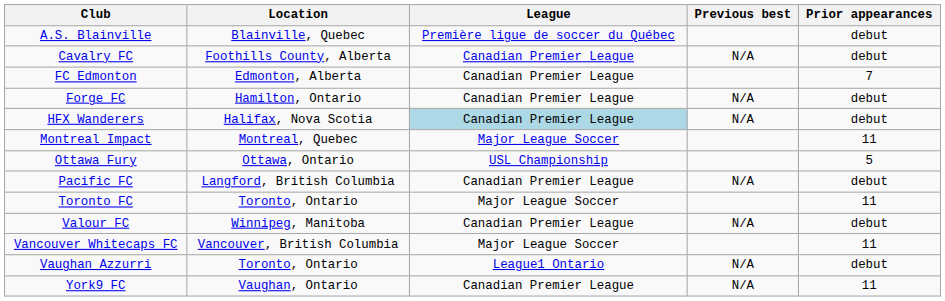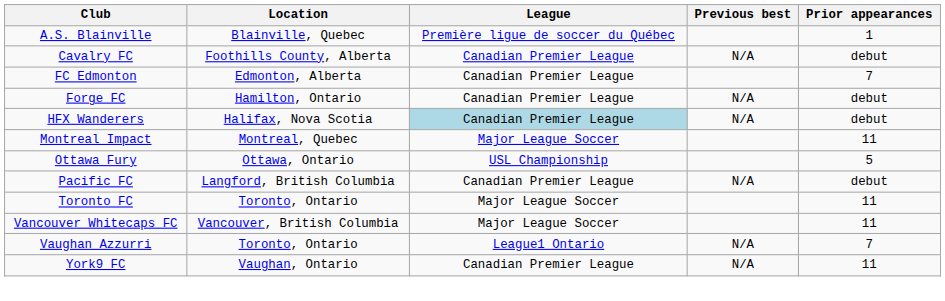(869, 35) debut -> (869, 35) 1
- row: (96, 223)
(869, 265) debut -> (869, 244) 7
